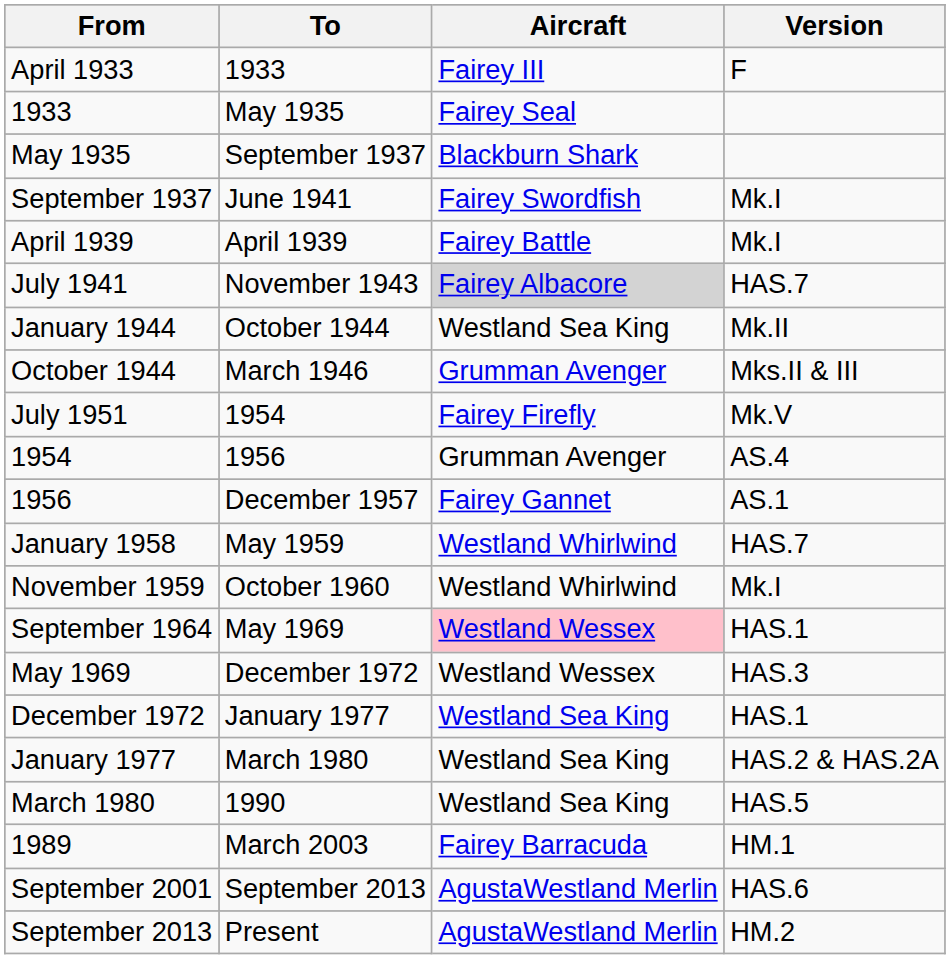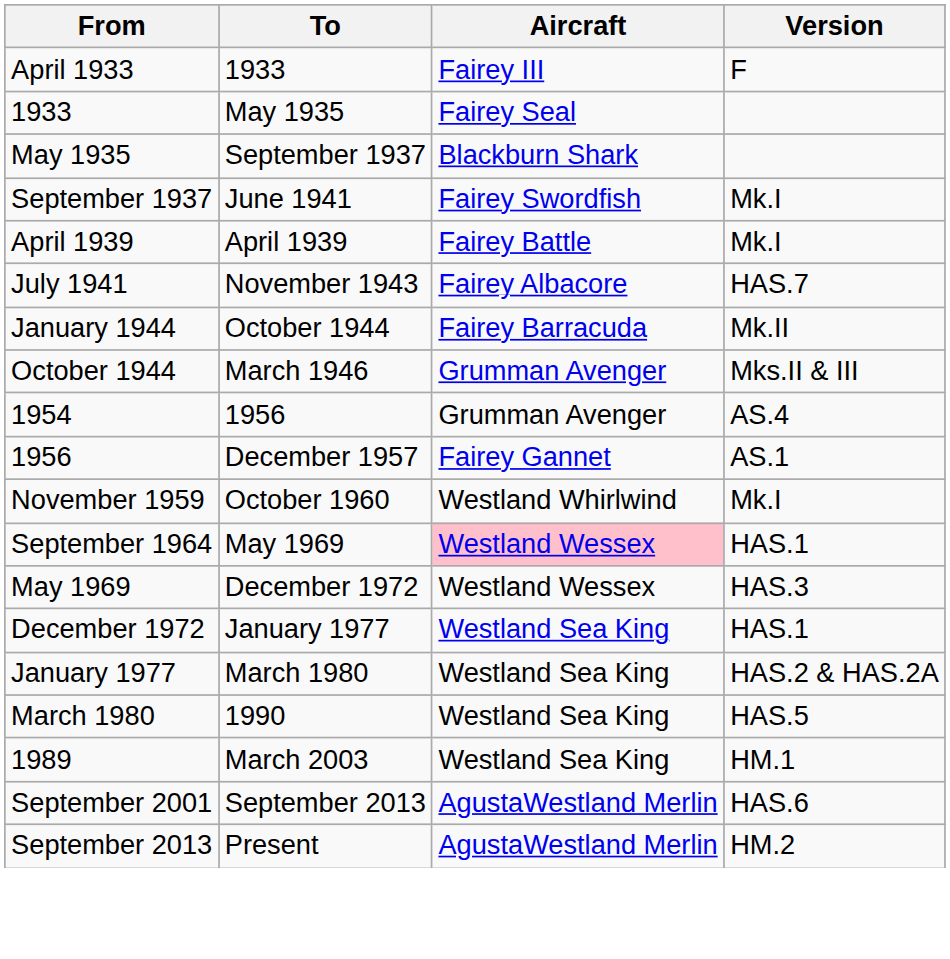(533, 284) lightgrey background -> (533, 284) no background
(554, 328) Westland Sea King -> (543, 328) Fairey Barracuda
- row: (69, 414)
- row: (94, 543)
(543, 845) Fairey Barracuda -> (554, 759) Westland Sea King
